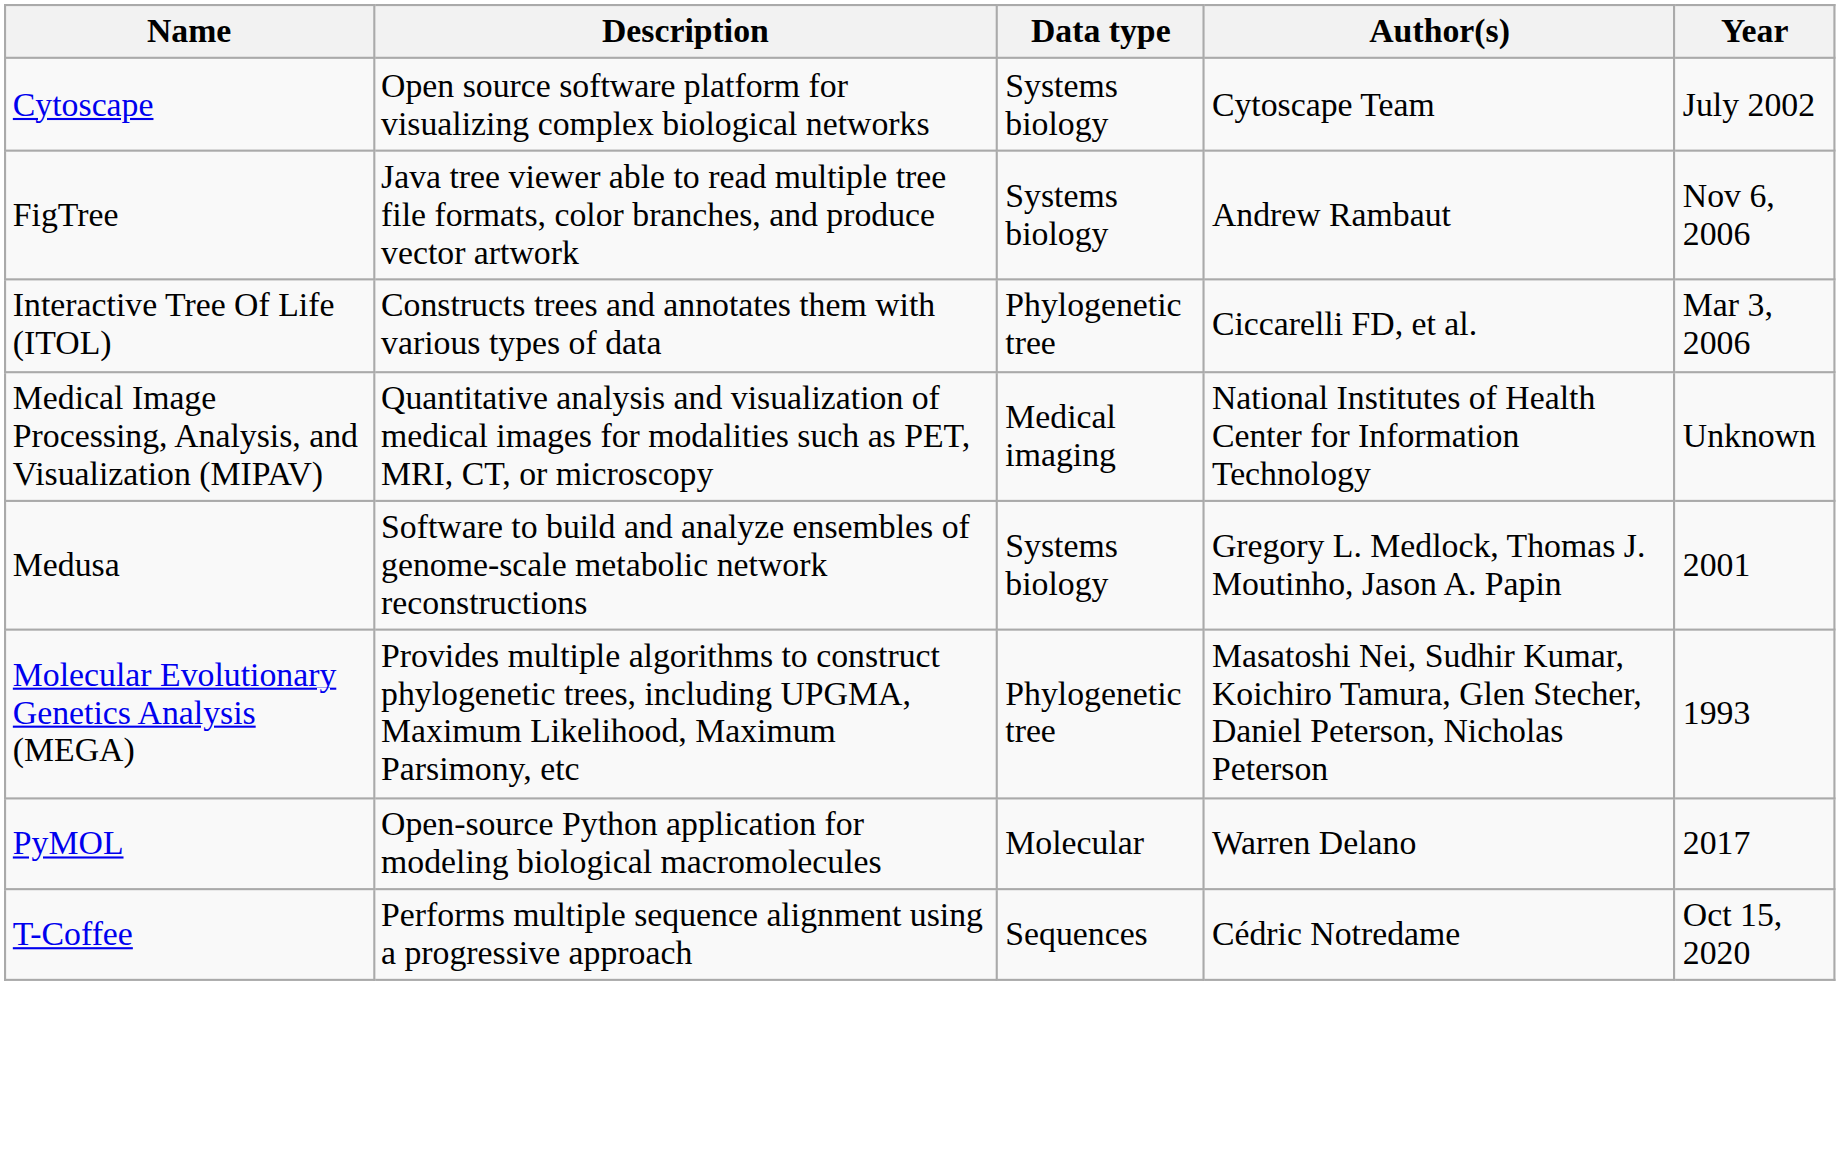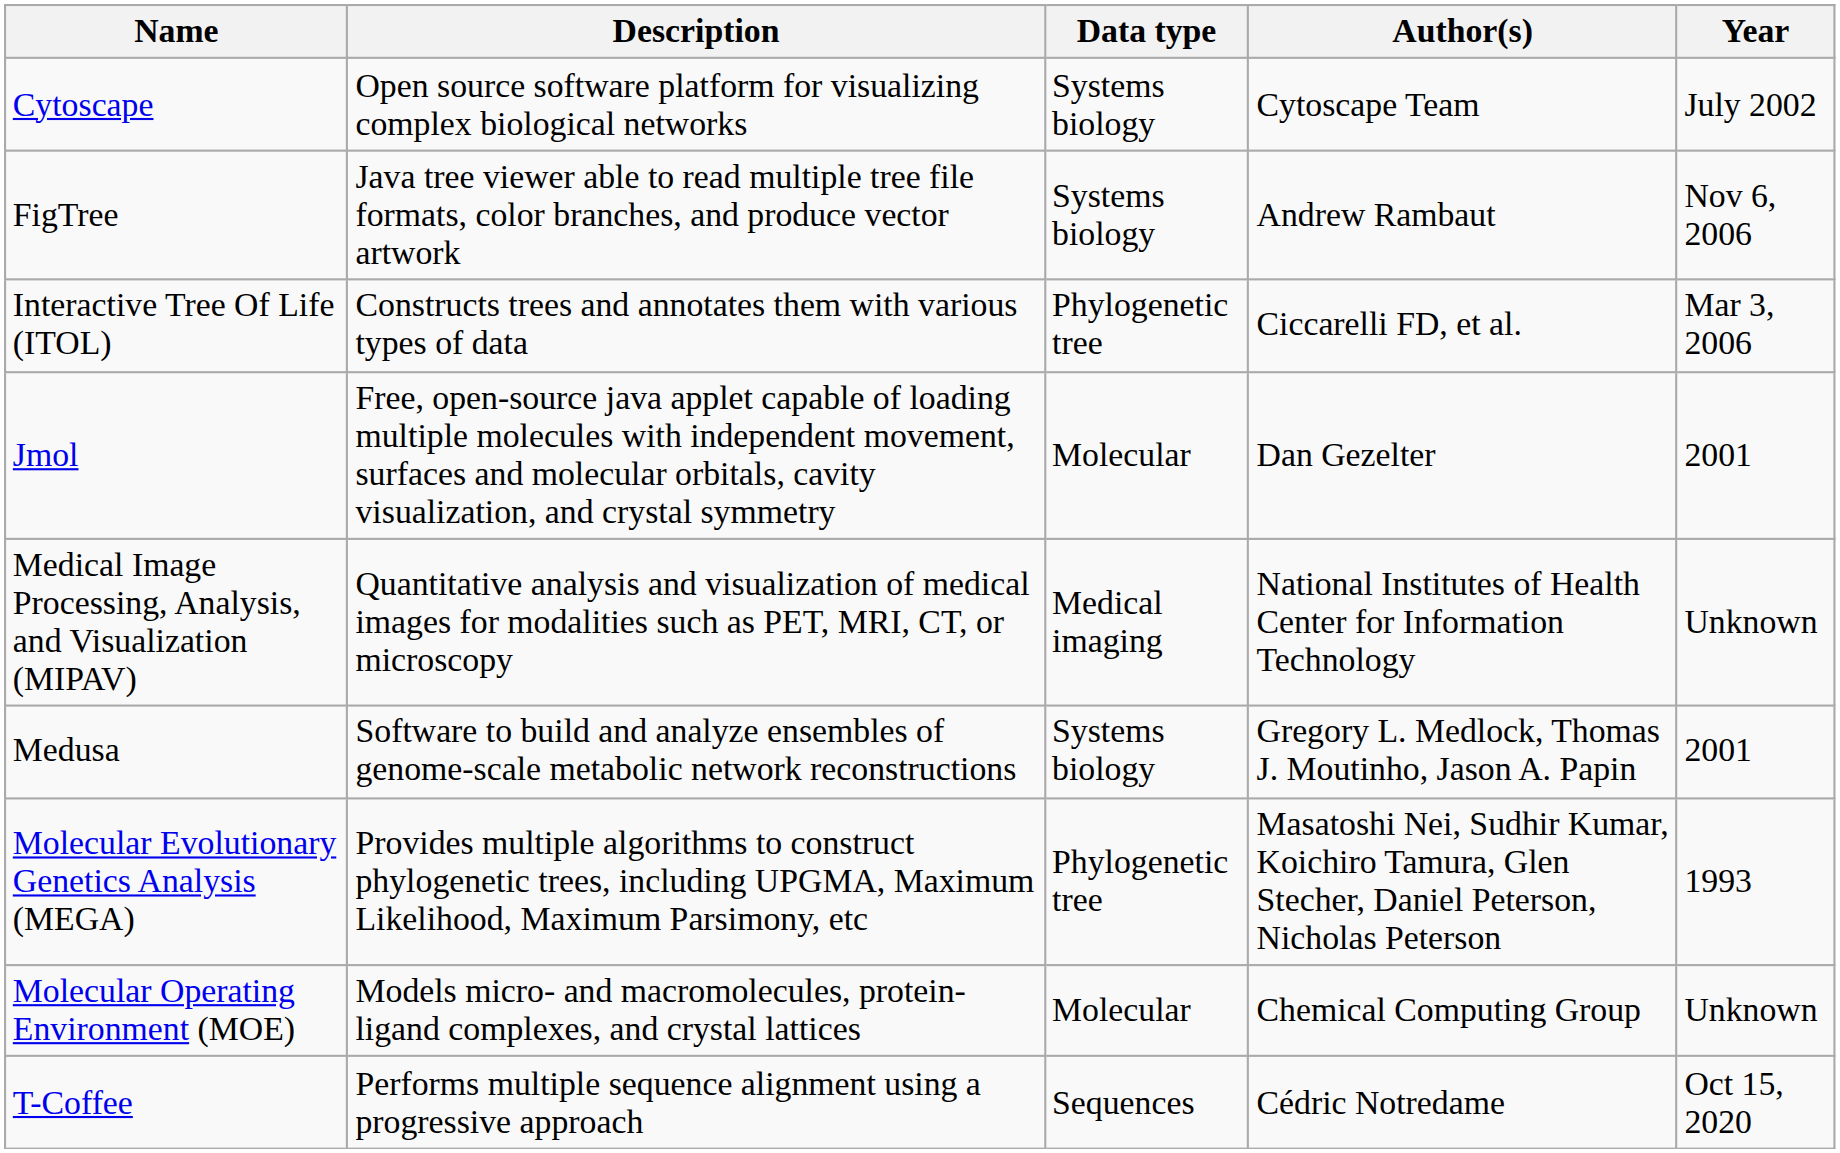+ row: (46, 454)
+ row: (154, 1010)
- row: (68, 842)
